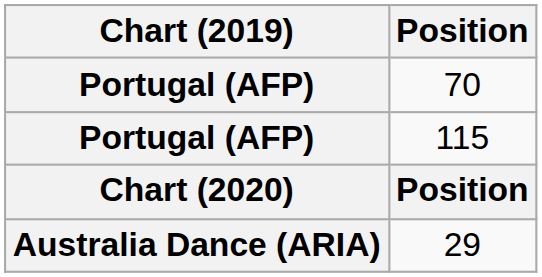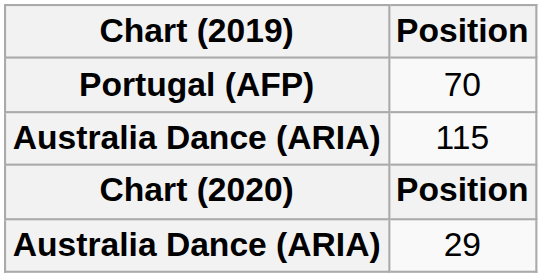(197, 137) Portugal (AFP) -> (197, 137) Australia Dance (ARIA)
